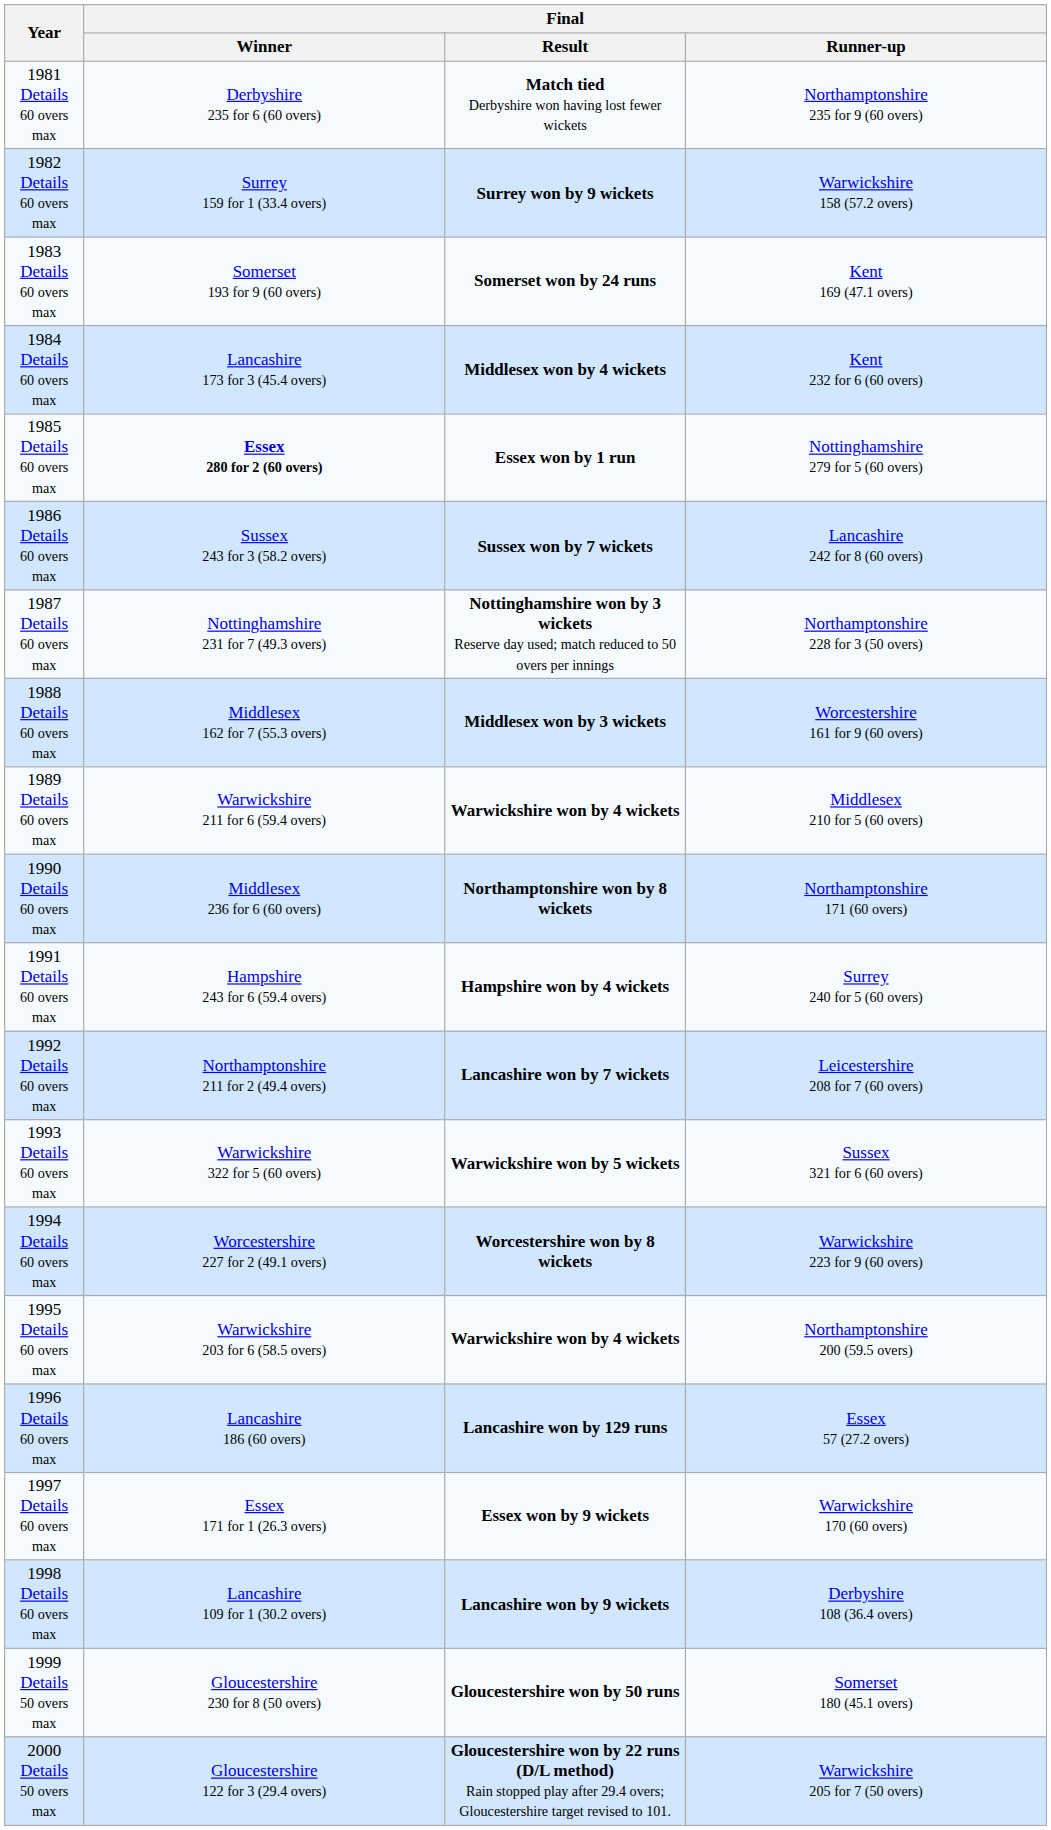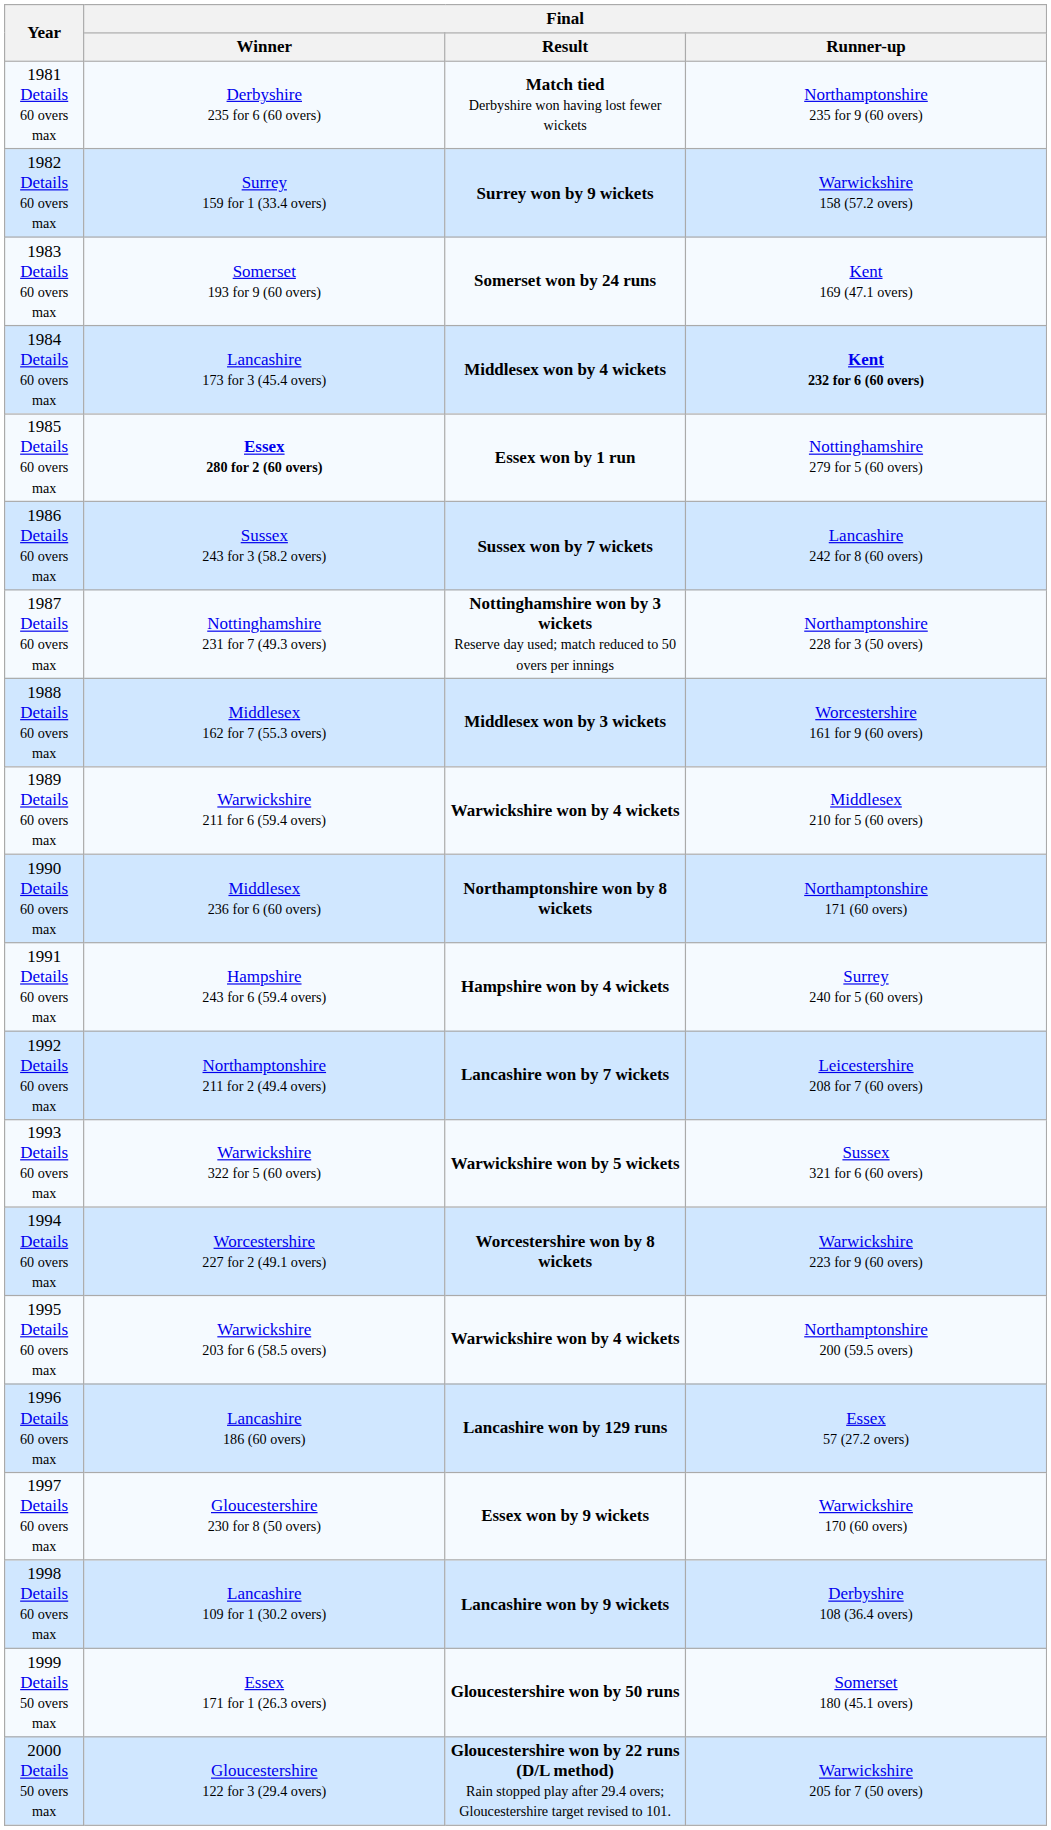(866, 369) normal -> (866, 369) bold
(264, 1516) Essex 171 for 1 (26.3 overs) -> (264, 1516) Gloucestershire 230 for 8 (50 overs)
(264, 1692) Gloucestershire 230 for 8 (50 overs) -> (264, 1692) Essex 171 for 1 (26.3 overs)
